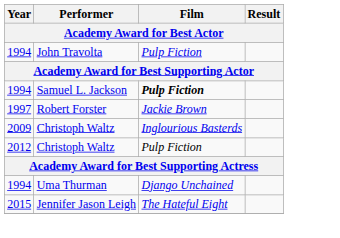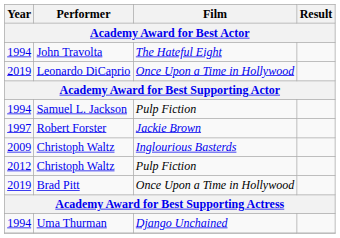(172, 52) Pulp Fiction -> (179, 52) The Hateful Eight
+ row: (19, 71)
(173, 90) bold -> (166, 109) normal
+ row: (19, 185)
- row: (19, 204)
